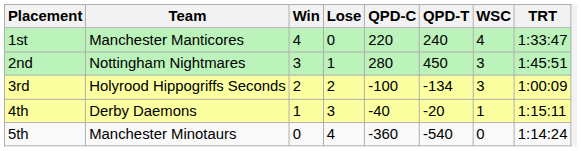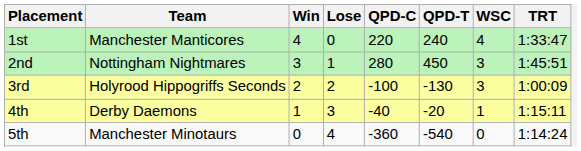(438, 87) -134 -> (438, 87) -130
